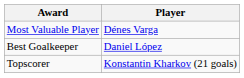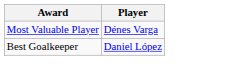- row: (28, 64)
